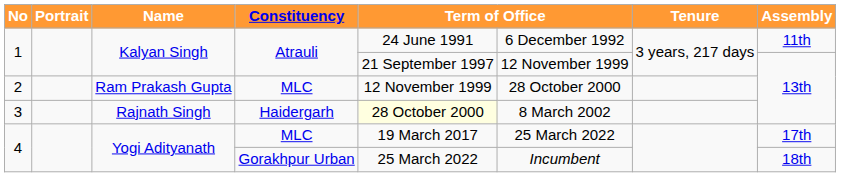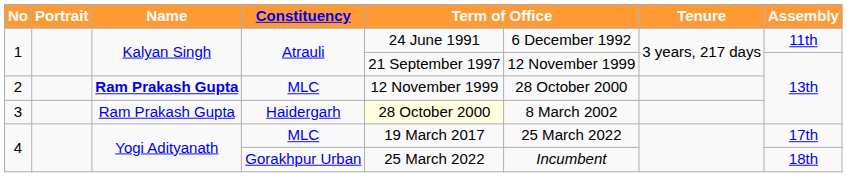(163, 87) normal -> (167, 87) bold
(163, 111) Rajnath Singh -> (167, 111) Ram Prakash Gupta
